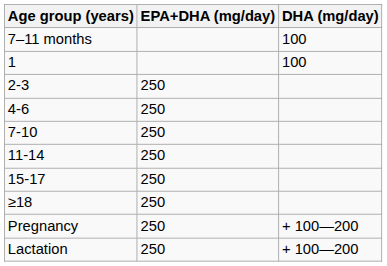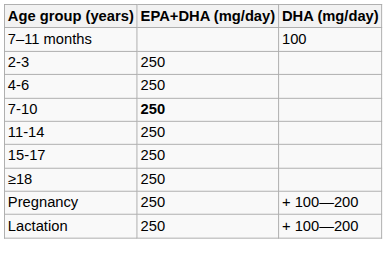- row: (12, 62)
(153, 132) normal -> (153, 109) bold
